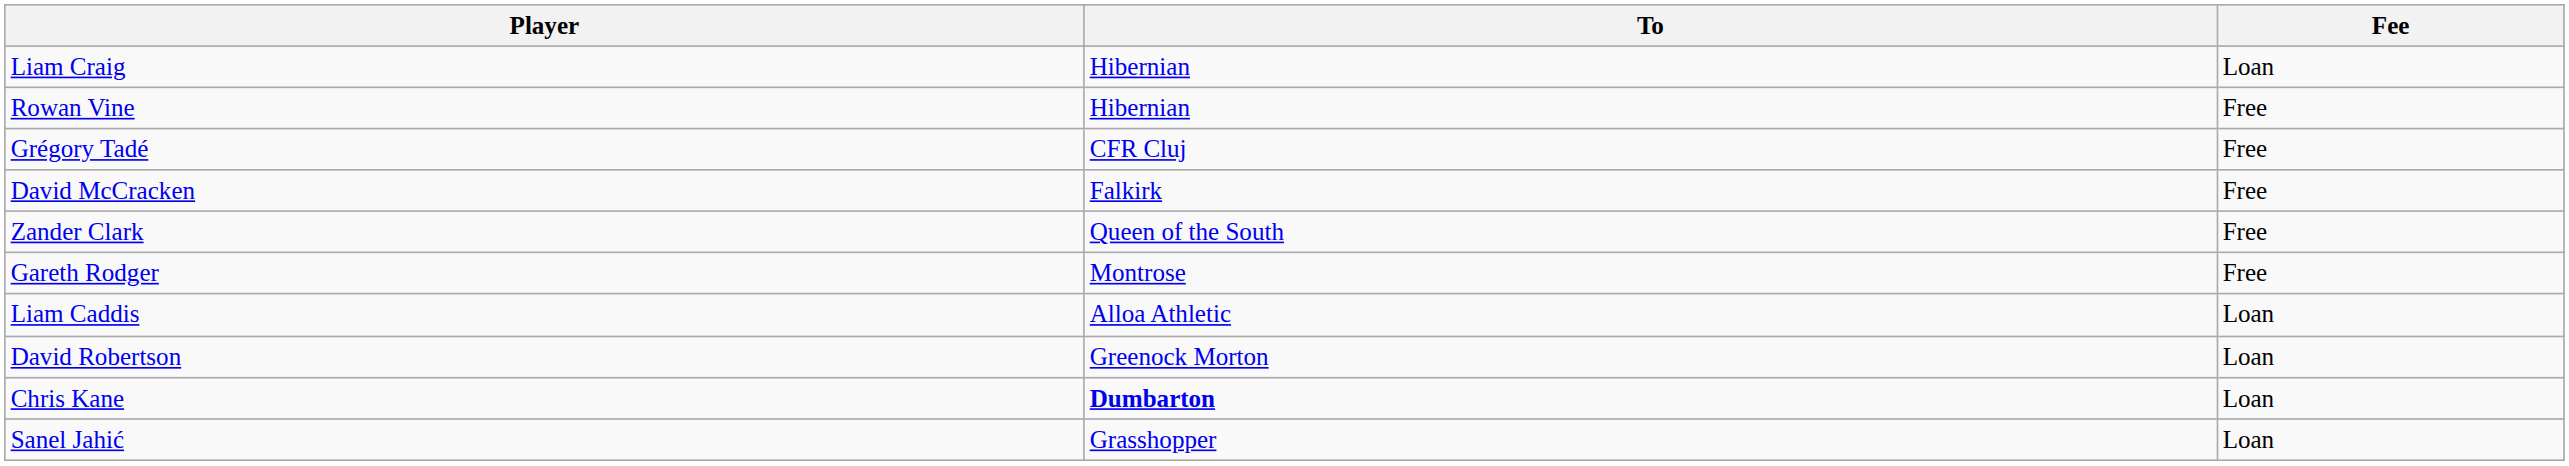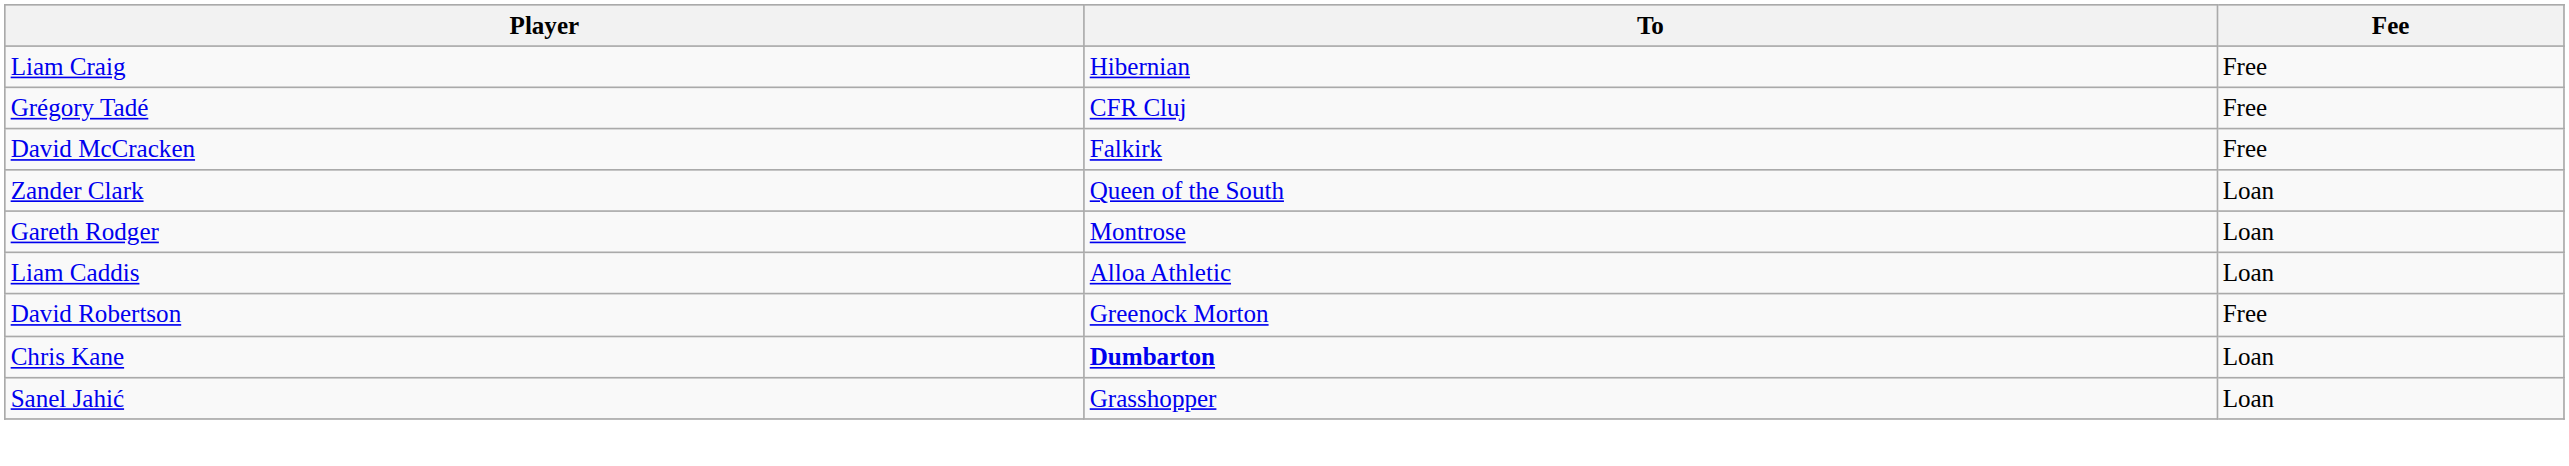(2248, 66) Loan -> (2245, 66) Free
- row: (73, 108)
(2245, 232) Free -> (2248, 190) Loan
(2245, 273) Free -> (2248, 232) Loan
(2248, 356) Loan -> (2245, 314) Free
